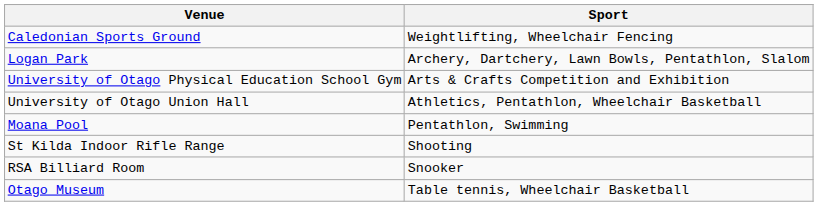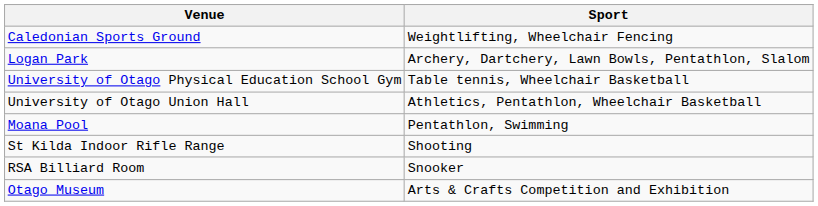(569, 81) Arts & Crafts Competition and Exhibition -> (548, 81) Table tennis, Wheelchair Basketball
(548, 190) Table tennis, Wheelchair Basketball -> (569, 190) Arts & Crafts Competition and Exhibition
